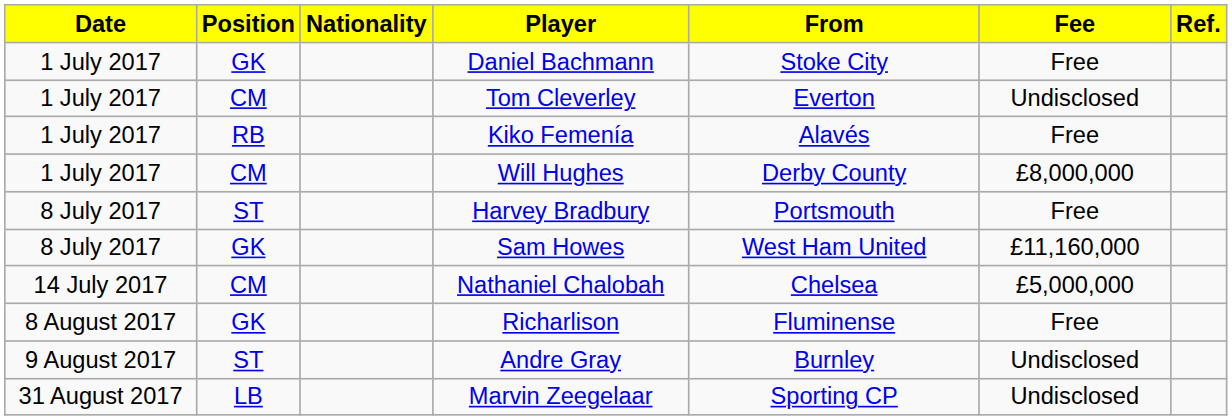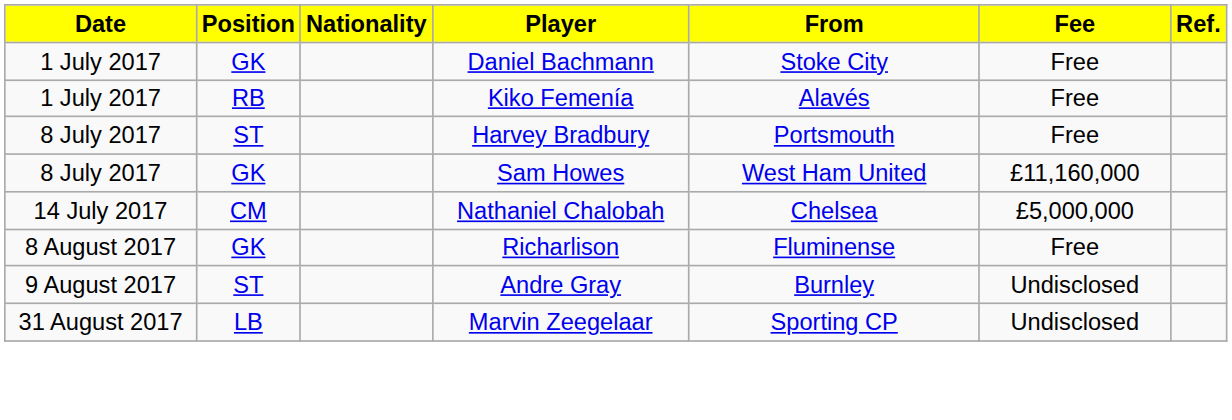- row: (561, 98)
- row: (561, 173)
